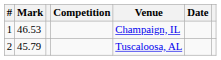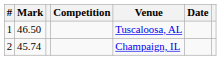(29, 30) 46.53 -> (29, 30) 46.50
(148, 30) Champaign, IL -> (149, 30) Tuscaloosa, AL
(29, 47) 45.79 -> (29, 47) 45.74
(149, 47) Tuscaloosa, AL -> (148, 47) Champaign, IL
